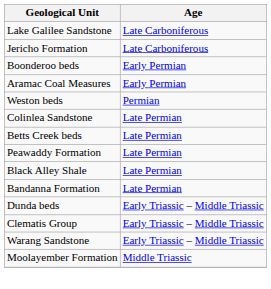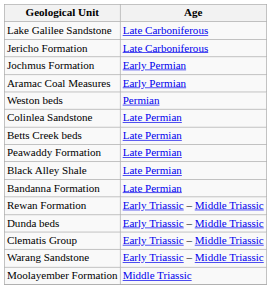+ row: (51, 65)
- row: (43, 65)
+ row: (47, 205)
